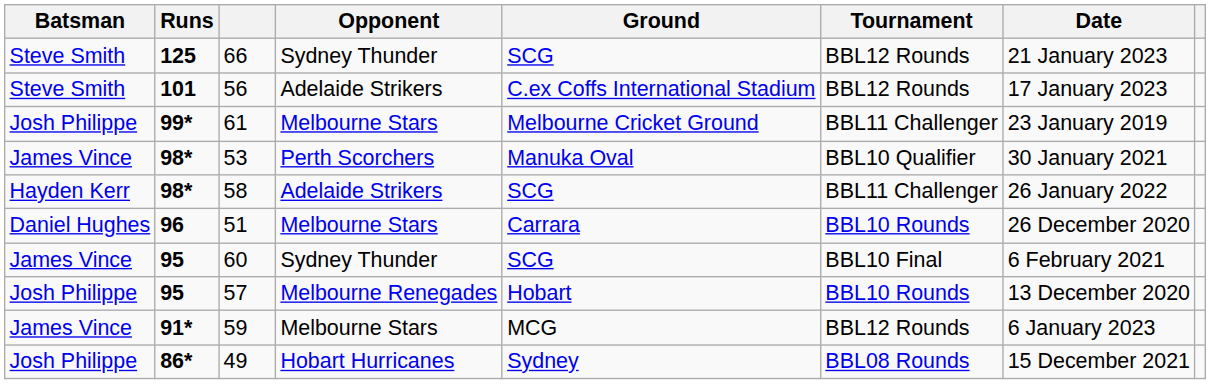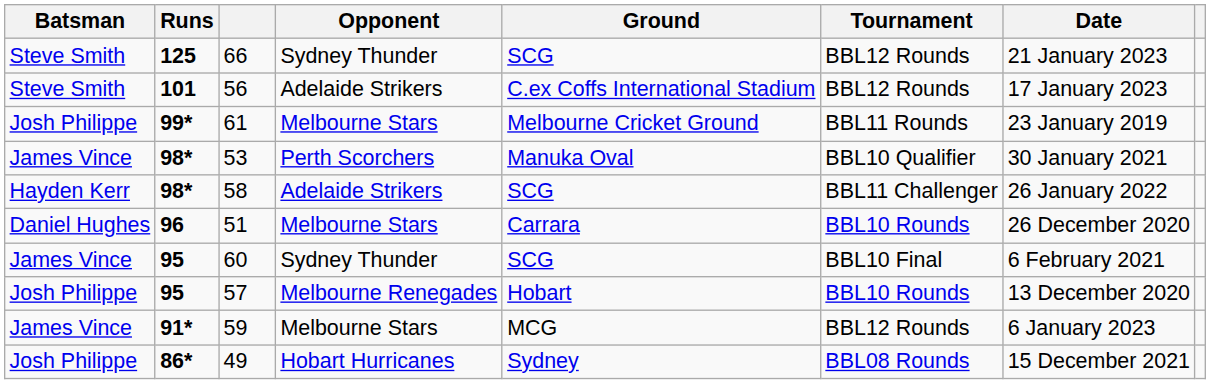(912, 123) BBL11 Challenger -> (897, 123) BBL11 Rounds
